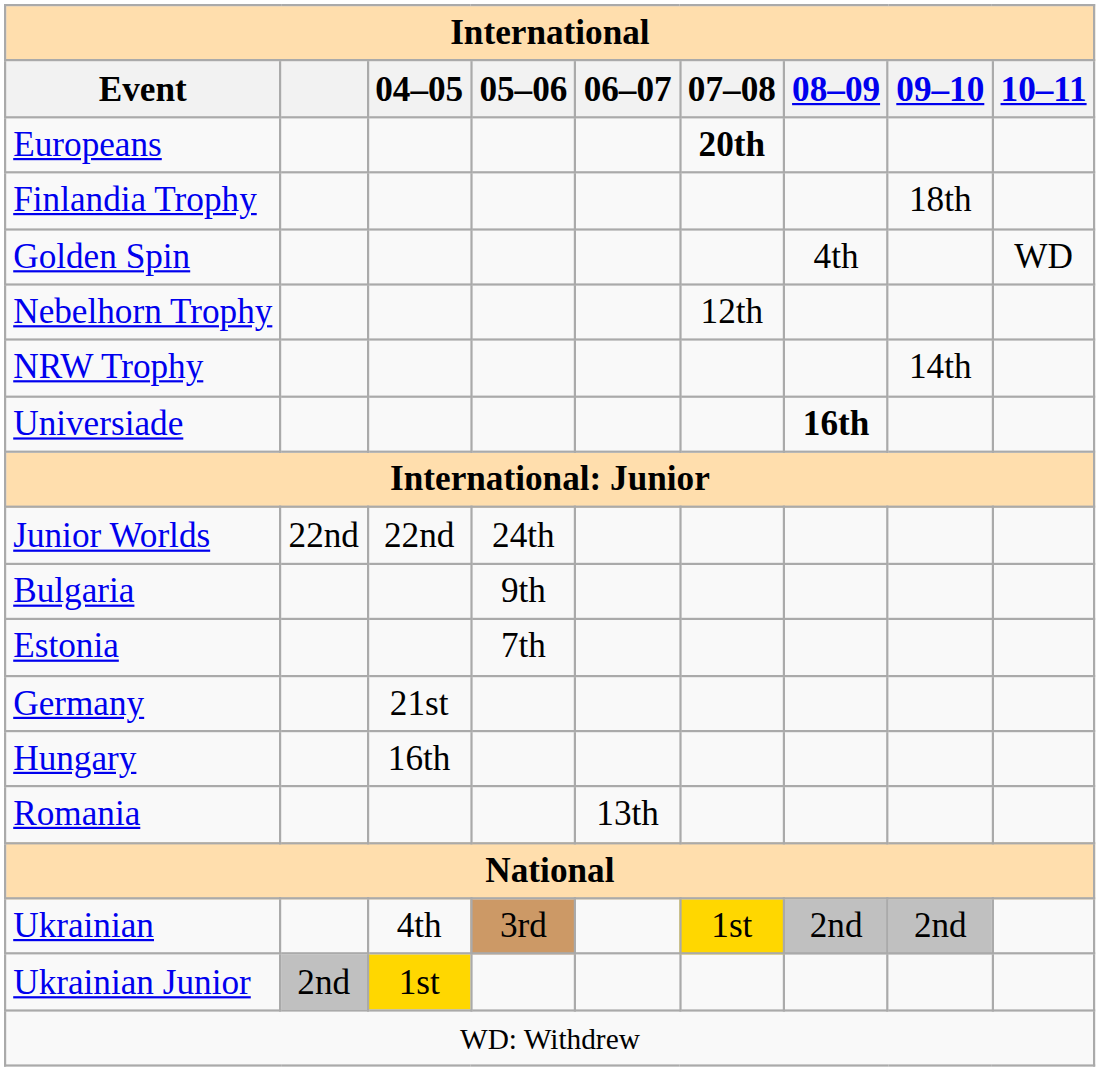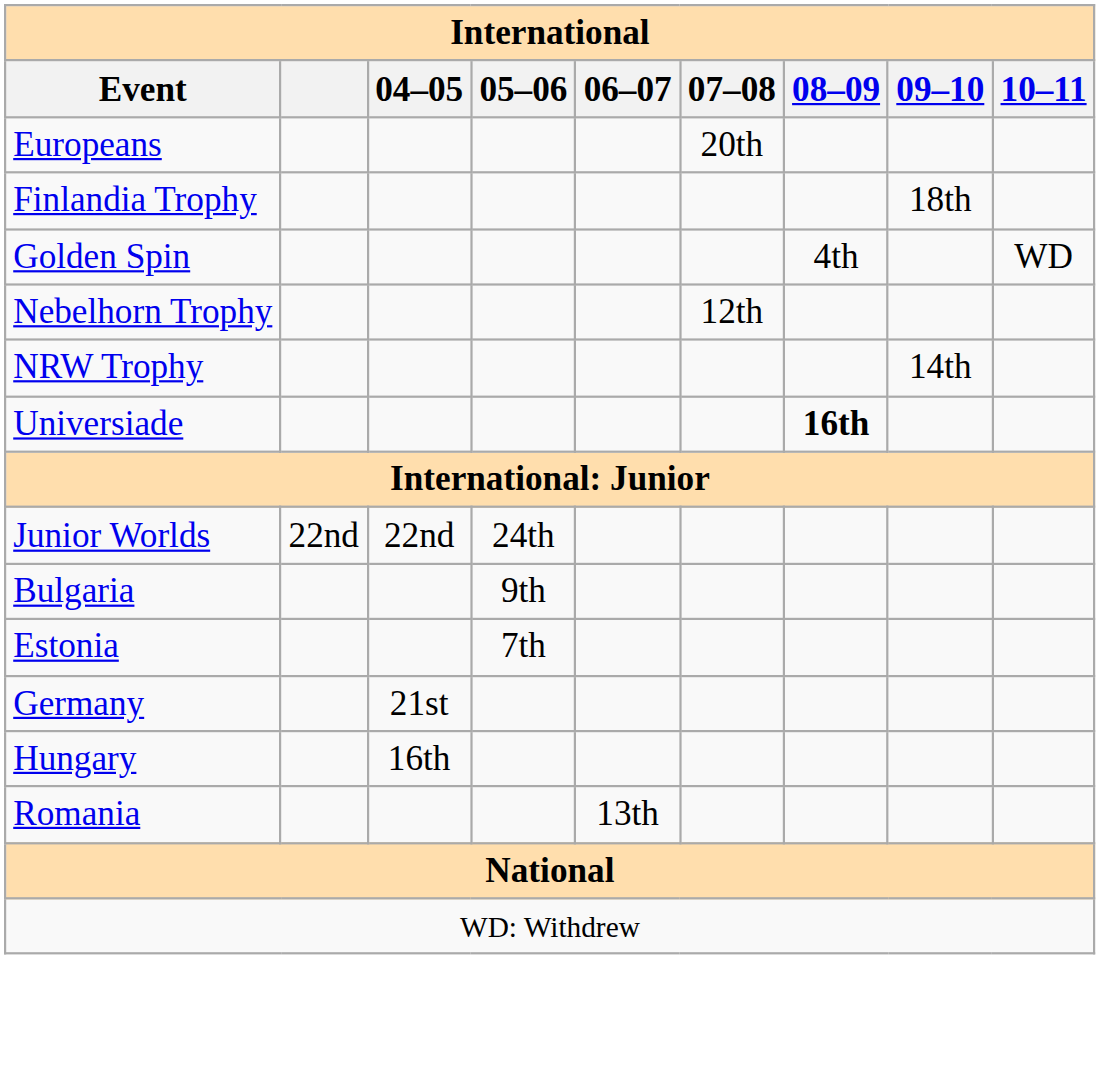(732, 144) bold -> (732, 144) normal
- row: (84, 925)
- row: (132, 981)
